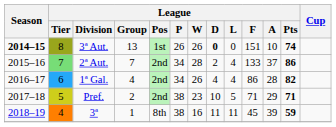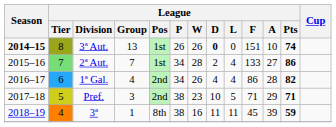(160, 63) 2nd -> (160, 63) 1st
(272, 63) 37 -> (272, 63) 27
(132, 96) 2 -> (132, 96) 3
